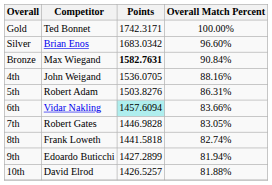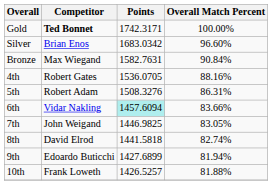(67, 28) normal -> (68, 28) bold
(141, 60) bold -> (141, 60) normal
(72, 76) John Weigand -> (70, 76) Robert Gates
(141, 92) 1503.8276 -> (141, 92) 1508.3276
(70, 124) Robert Gates -> (72, 124) John Weigand
(141, 124) 1446.9828 -> (141, 124) 1446.9825
(72, 140) Frank Loweth -> (69, 140) David Elrod
(141, 156) 1427.2899 -> (141, 156) 1427.6899
(69, 172) David Elrod -> (72, 172) Frank Loweth
